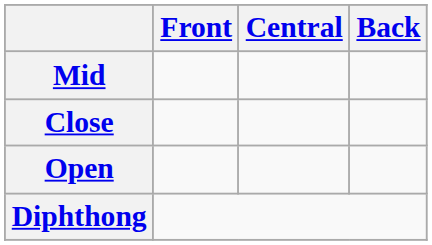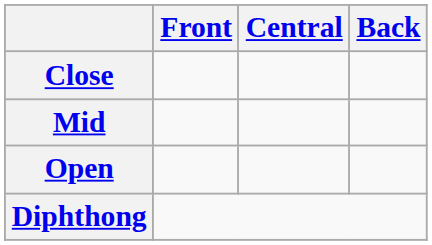rows swapped: (79, 121) <-> (79, 74)
